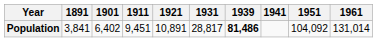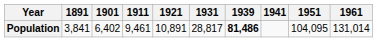(138, 28) 9,451 -> (138, 28) 9,461
(309, 28) 104,092 -> (309, 28) 104,095
